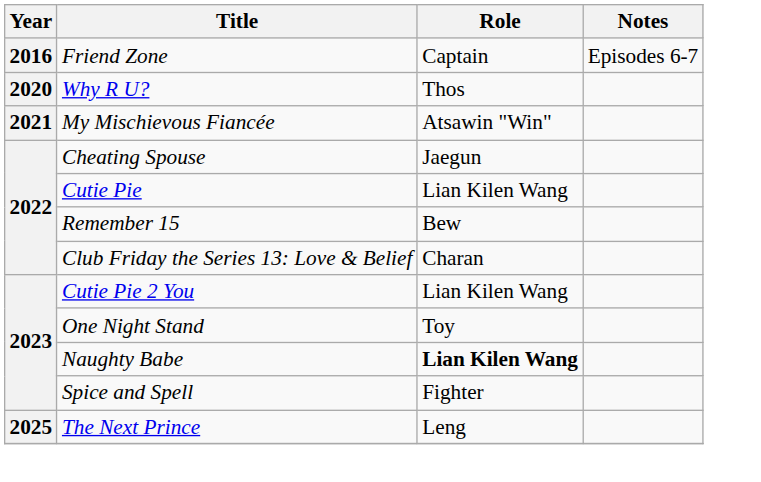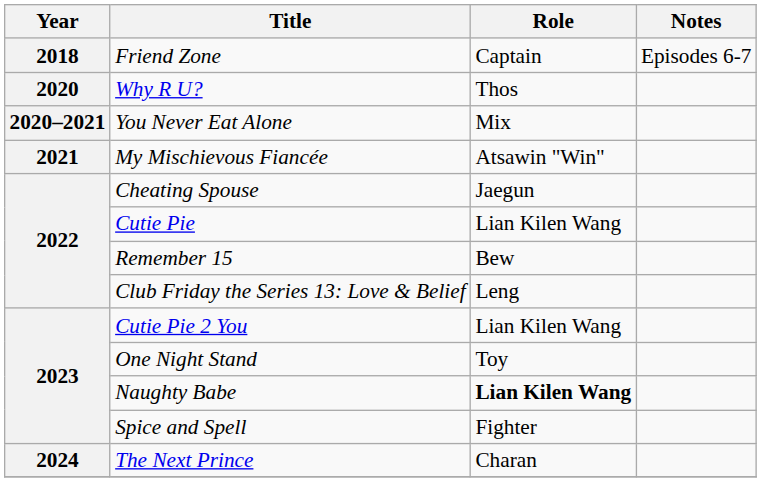(31, 55) 2016 -> (57, 55) 2018
+ row: (204, 122)
(453, 257) Charan -> (497, 291) Leng
(31, 426) 2025 -> (57, 460) 2024
(444, 426) Leng -> (506, 460) Charan
